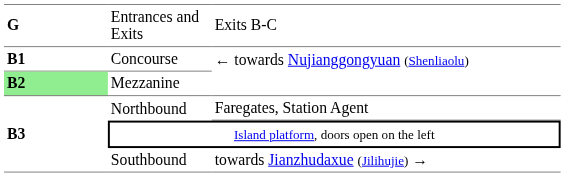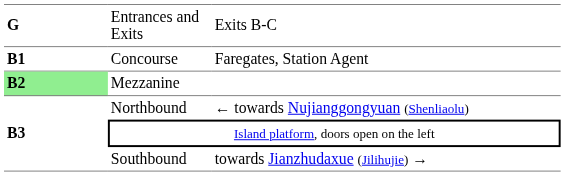(342, 59) ← towards Nujianggongyuan (Shenliaolu) -> (292, 58) Faregates, Station Agent
(292, 107) Faregates, Station Agent -> (342, 107) ← towards Nujianggongyuan (Shenliaolu)
